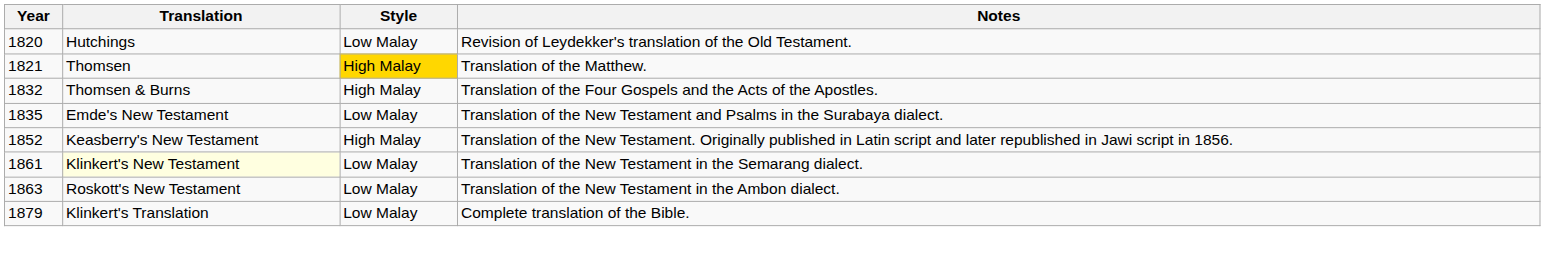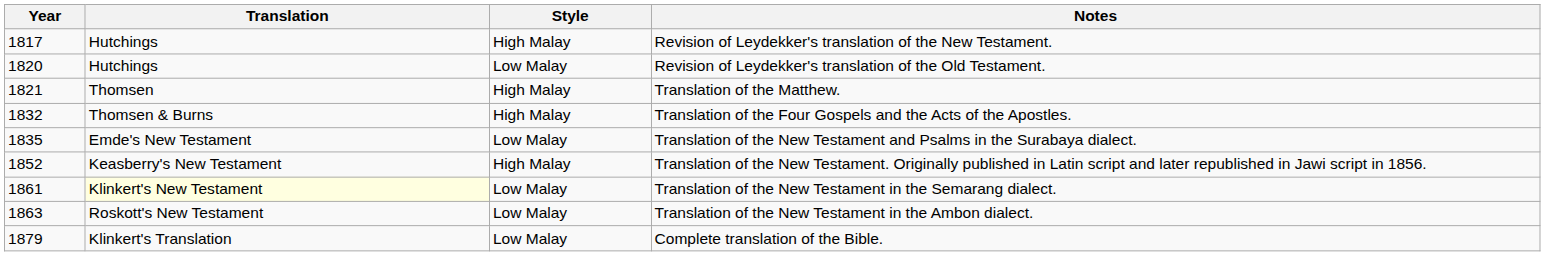+ row: (853, 41)
(382, 66) gold background -> (532, 90) no background
